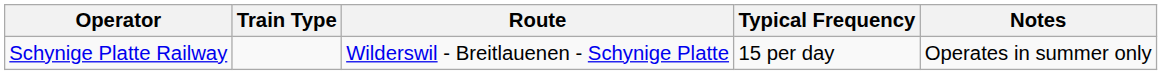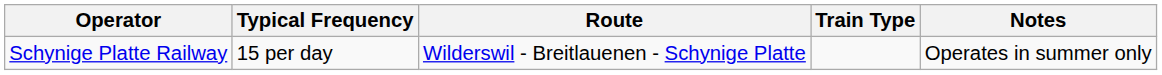columns swapped: (287, 20) <-> (827, 20)
